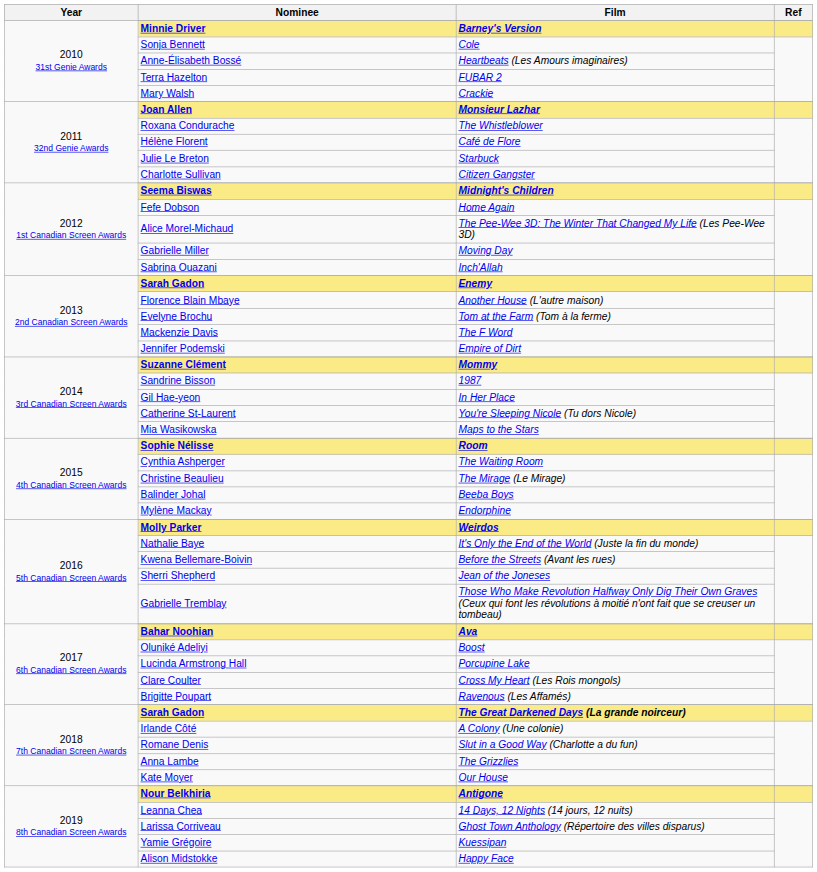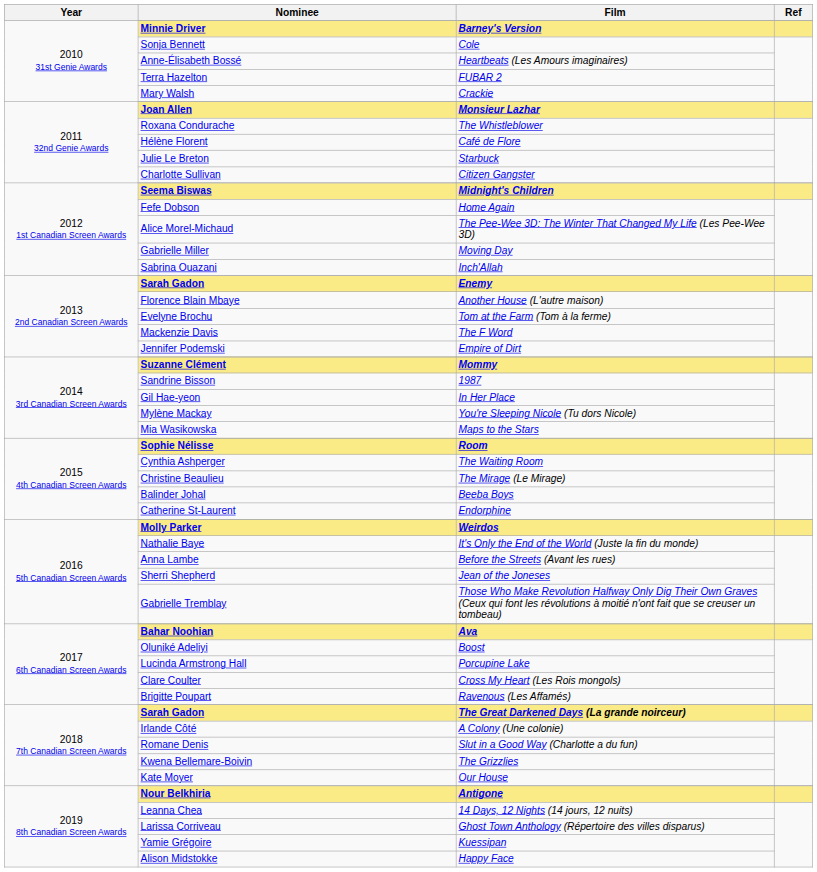(188, 413) Catherine St-Laurent -> (176, 413) Mylène Mackay
(176, 511) Mylène Mackay -> (188, 511) Catherine St-Laurent
(196, 560) Kwena Bellemare-Boivin -> (170, 560) Anna Lambe
(170, 761) Anna Lambe -> (196, 761) Kwena Bellemare-Boivin
